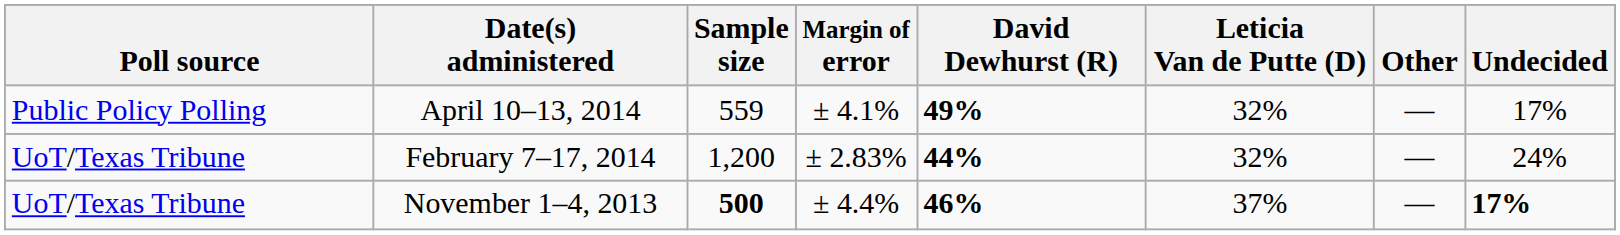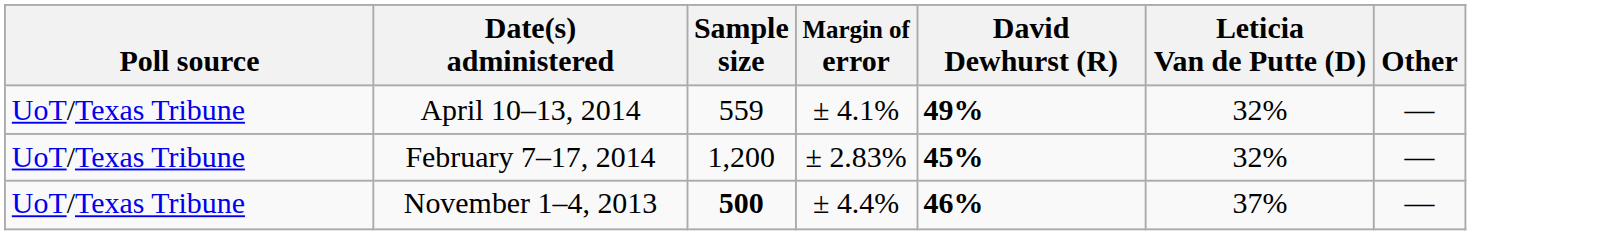- column: (1540, 61)
(139, 109) Public Policy Polling -> (128, 109) UoT/Texas Tribune
(953, 156) 44% -> (953, 156) 45%
